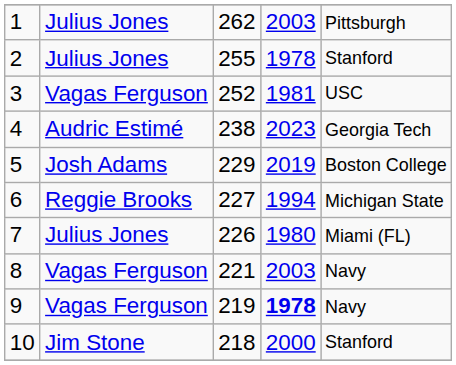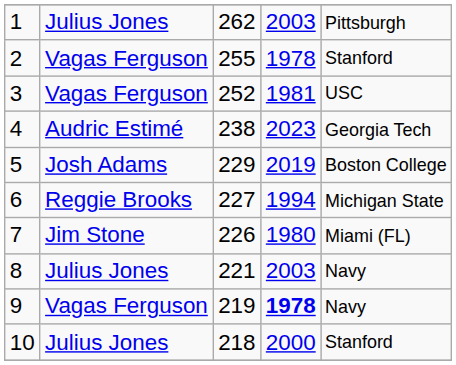(107, 57) Julius Jones -> (126, 57) Vagas Ferguson
(107, 235) Julius Jones -> (95, 235) Jim Stone
(126, 270) Vagas Ferguson -> (107, 270) Julius Jones
(95, 341) Jim Stone -> (107, 341) Julius Jones
